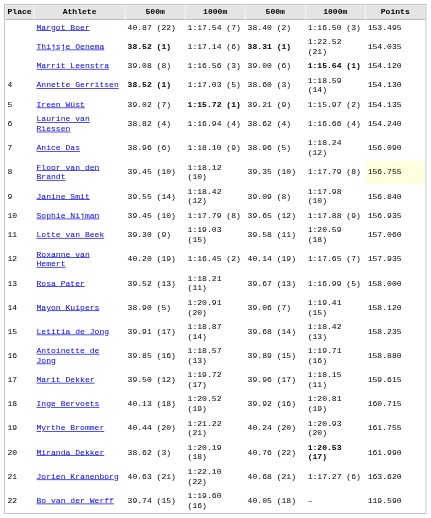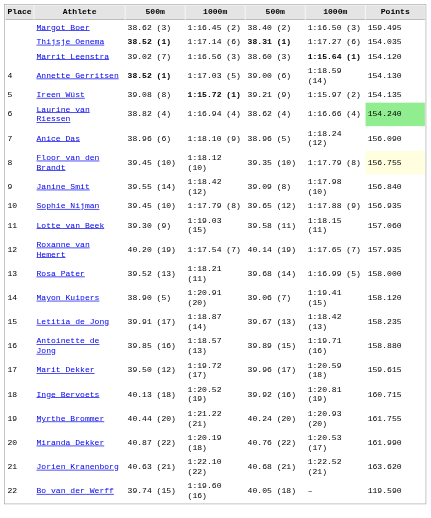(152, 27) 40.87 (22) -> (149, 27) 38.62 (3)
(214, 27) 1:17.54 (7) -> (214, 27) 1:16.45 (2)
(385, 27) 153.495 -> (385, 27) 159.495
(325, 47) 1:22.52 (21) -> (334, 42) 1:17.27 (6)
(149, 66) 39.08 (8) -> (149, 56) 39.02 (7)
(269, 66) 39.00 (6) -> (269, 56) 38.60 (3)
(269, 85) 38.60 (3) -> (269, 76) 39.00 (6)
(149, 105) 39.02 (7) -> (149, 95) 39.08 (8)
(385, 124) no background -> (385, 114) lightgreen background
(325, 235) 1:20.59 (18) -> (325, 225) 1:18.15 (11)
(214, 259) 1:16.45 (2) -> (214, 250) 1:17.54 (7)
(272, 283) 39.67 (13) -> (272, 274) 39.68 (14)
(272, 332) 39.68 (14) -> (272, 322) 39.67 (13)
(325, 380) 1:18.15 (11) -> (325, 370) 1:20.59 (18)
(149, 452) 38.62 (3) -> (152, 443) 40.87 (22)
(325, 452) bold -> (325, 443) normal
(334, 477) 1:17.27 (6) -> (325, 467) 1:22.52 (21)
